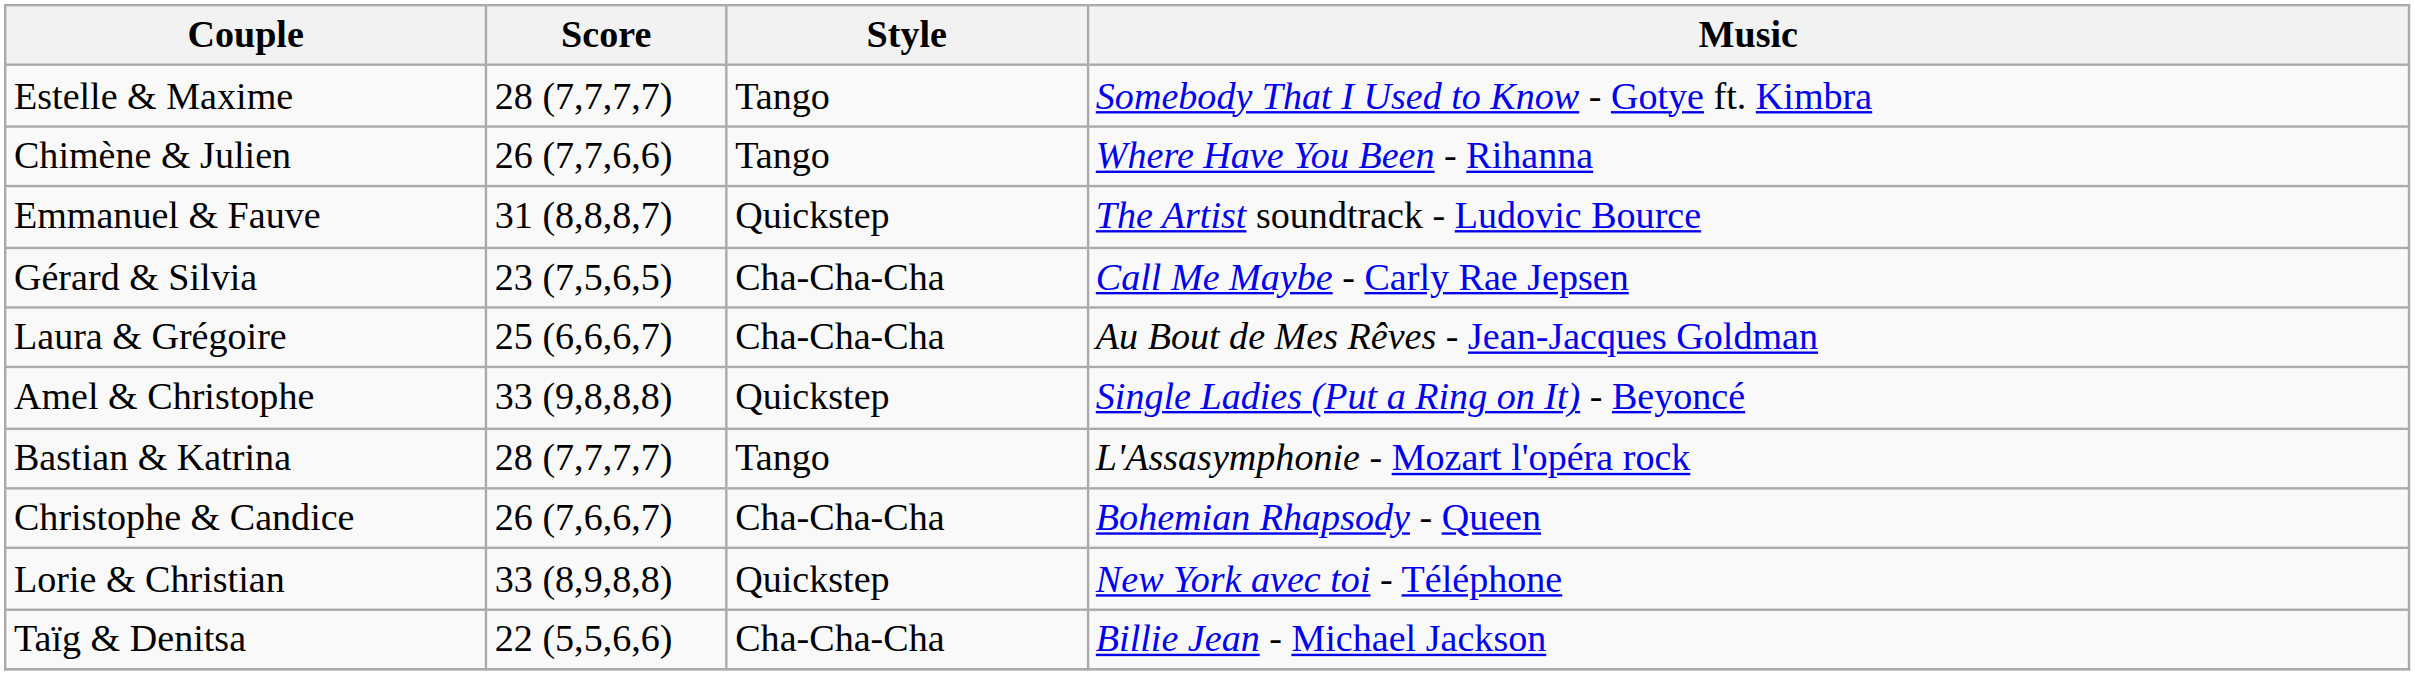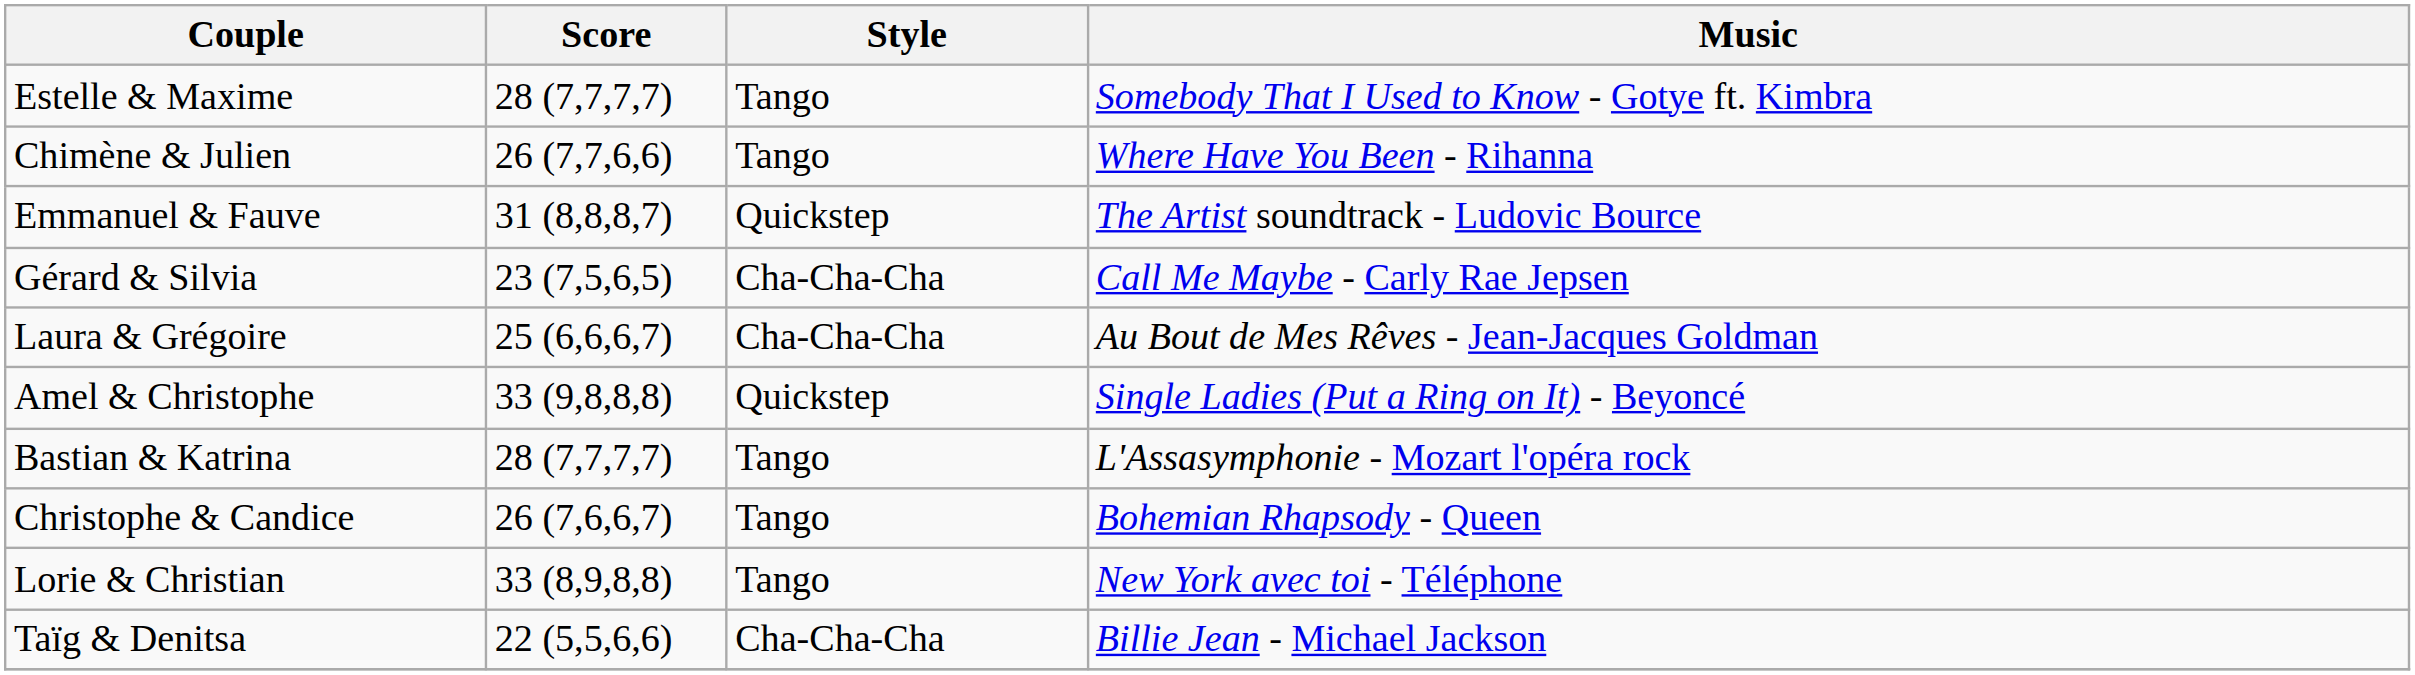(840, 517) Cha-Cha-Cha -> (783, 517) Tango
(812, 578) Quickstep -> (783, 578) Tango
